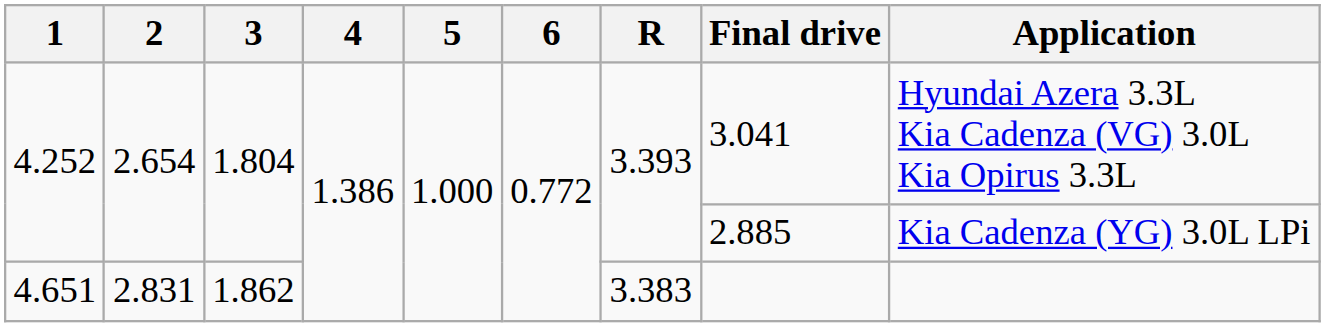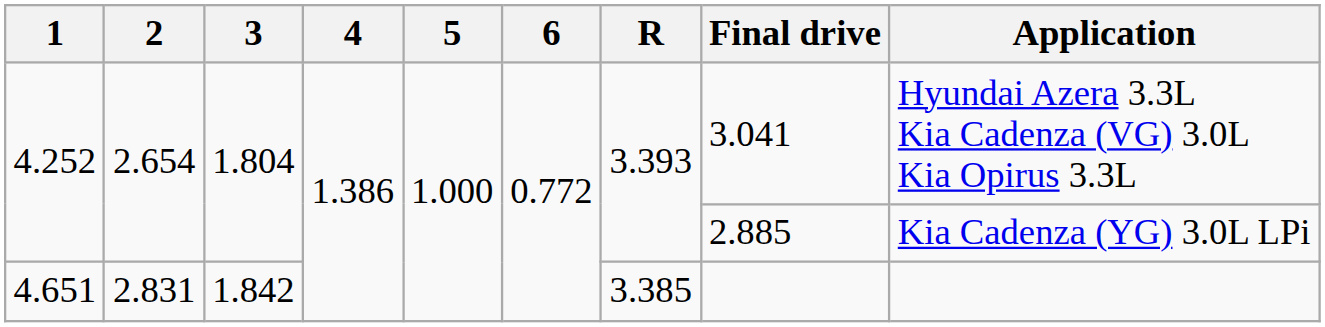(253, 290) 1.862 -> (253, 290) 1.842
(651, 290) 3.383 -> (651, 290) 3.385
